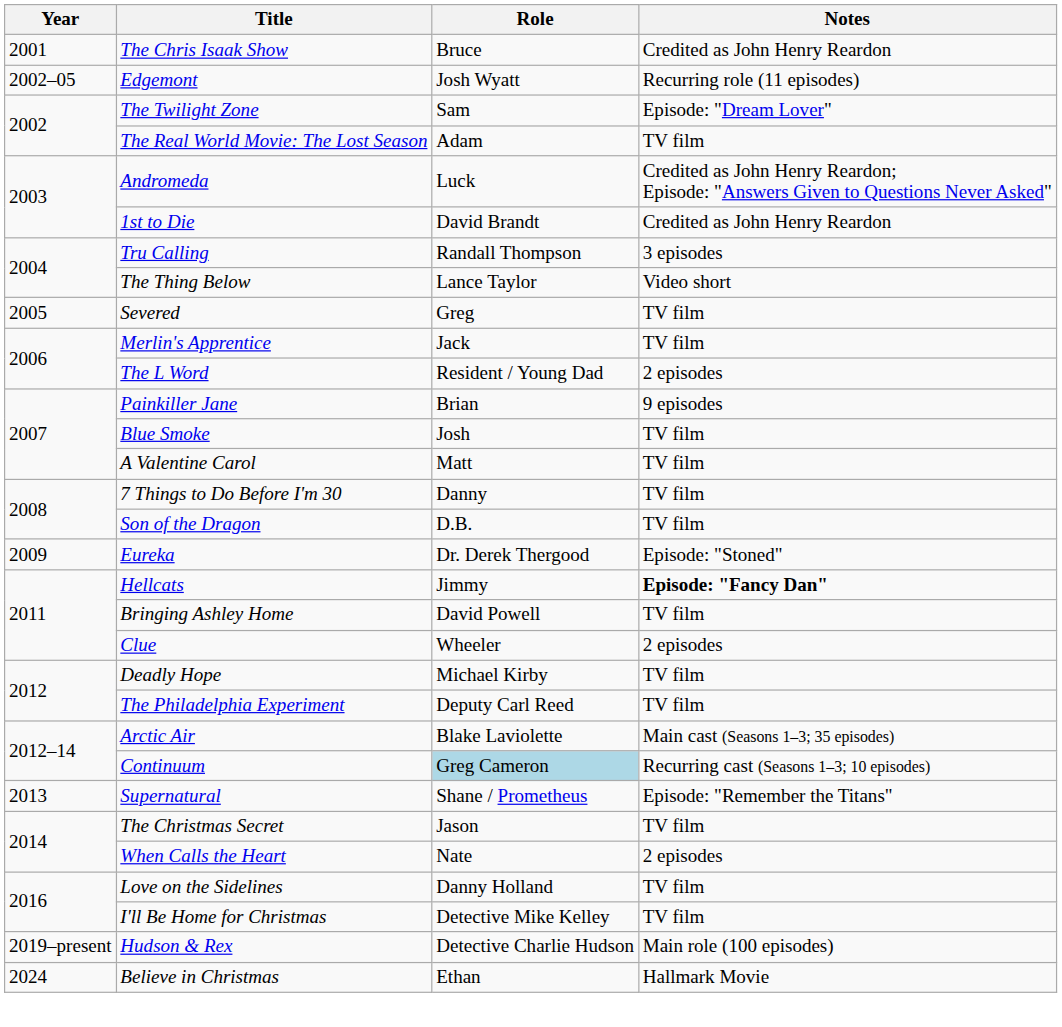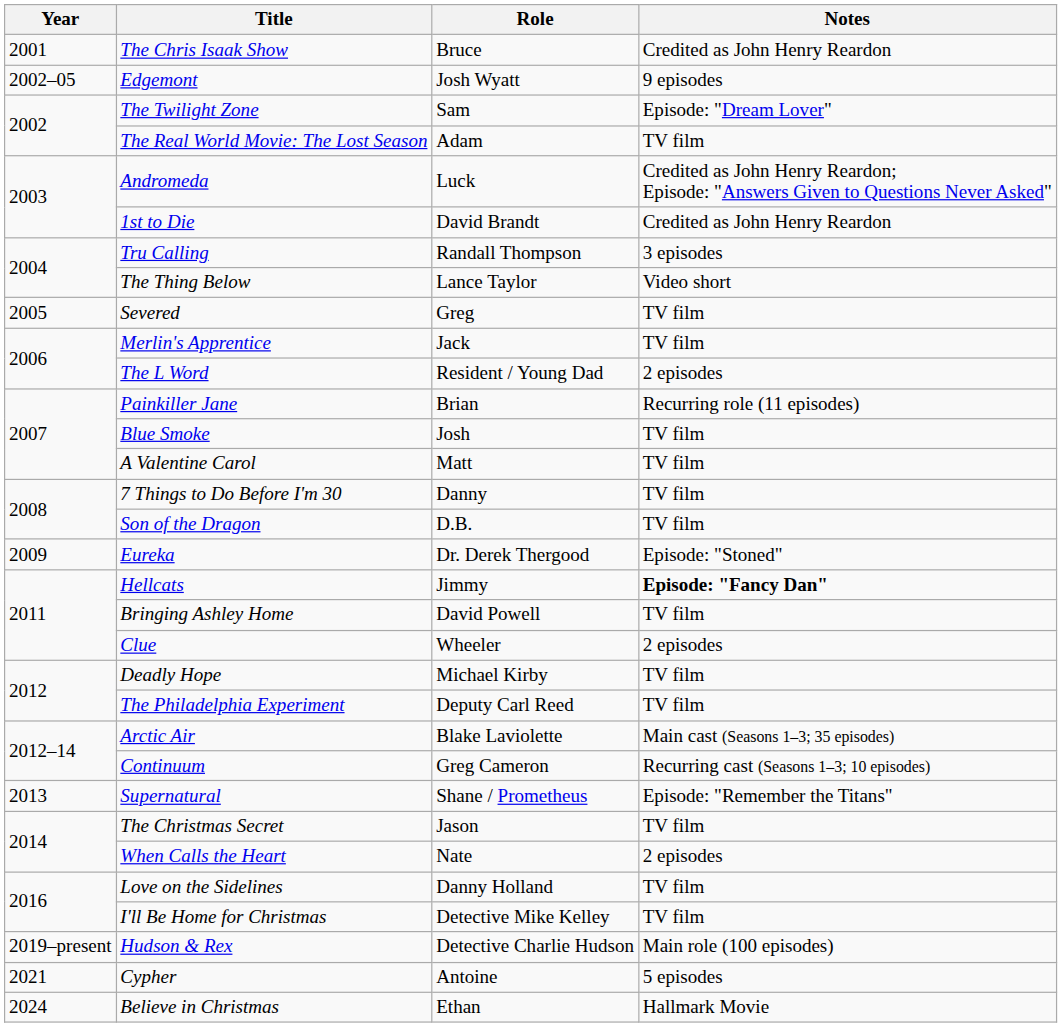(751, 79) Recurring role (11 episodes) -> (683, 79) 9 episodes
(683, 403) 9 episodes -> (751, 403) Recurring role (11 episodes)
(493, 765) lightblue background -> (493, 765) no background
+ row: (148, 977)
